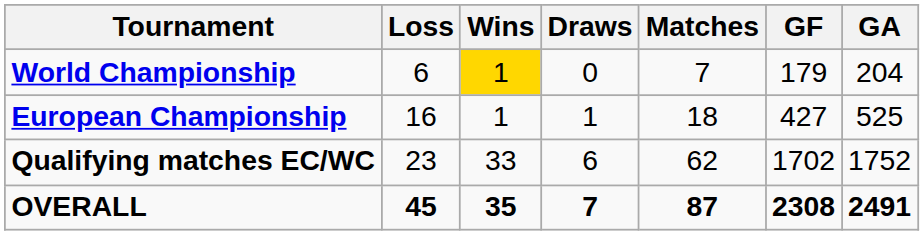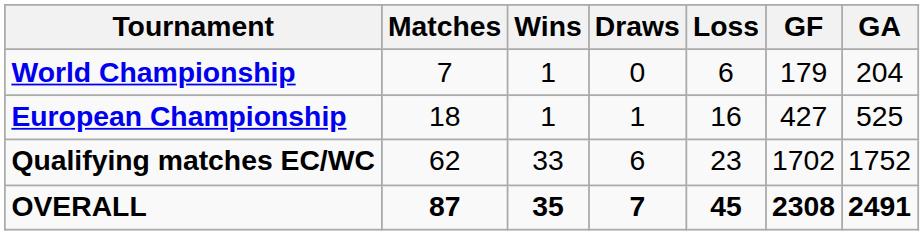columns swapped: (702, 26) <-> (421, 26)
(501, 71) gold background -> (548, 71) no background
